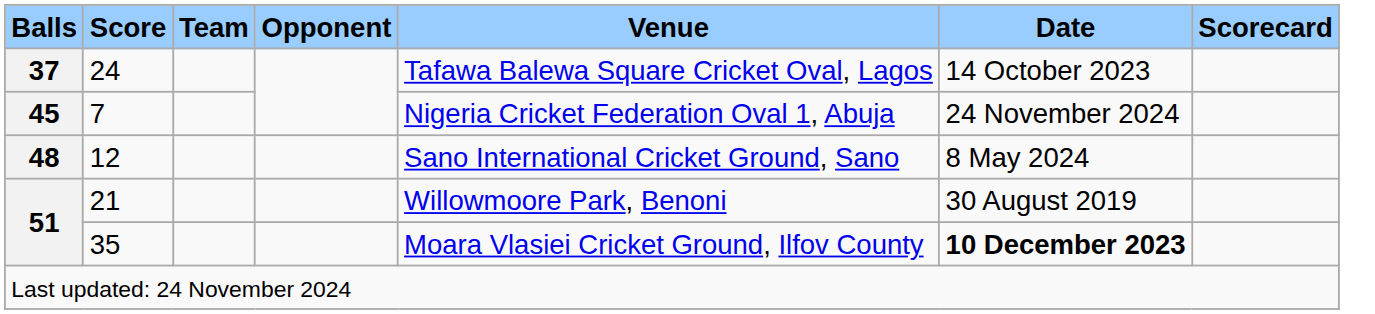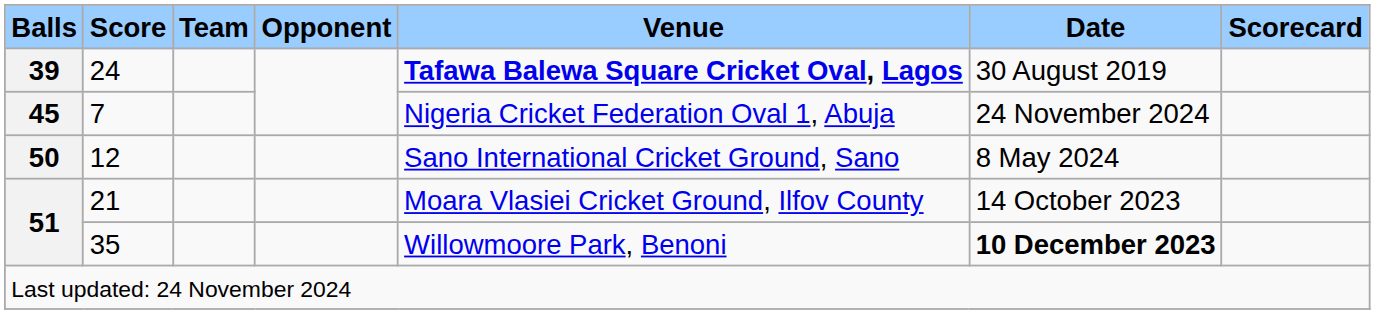(44, 70) 37 -> (44, 70) 39
(668, 70) normal -> (683, 70) bold
(1048, 70) 14 October 2023 -> (1071, 70) 30 August 2019
(44, 158) 48 -> (44, 158) 50
(565, 201) Willowmoore Park, Benoni -> (664, 201) Moara Vlasiei Cricket Ground, Ilfov County
(1041, 201) 30 August 2019 -> (1078, 201) 14 October 2023
(664, 245) Moara Vlasiei Cricket Ground, Ilfov County -> (565, 245) Willowmoore Park, Benoni
